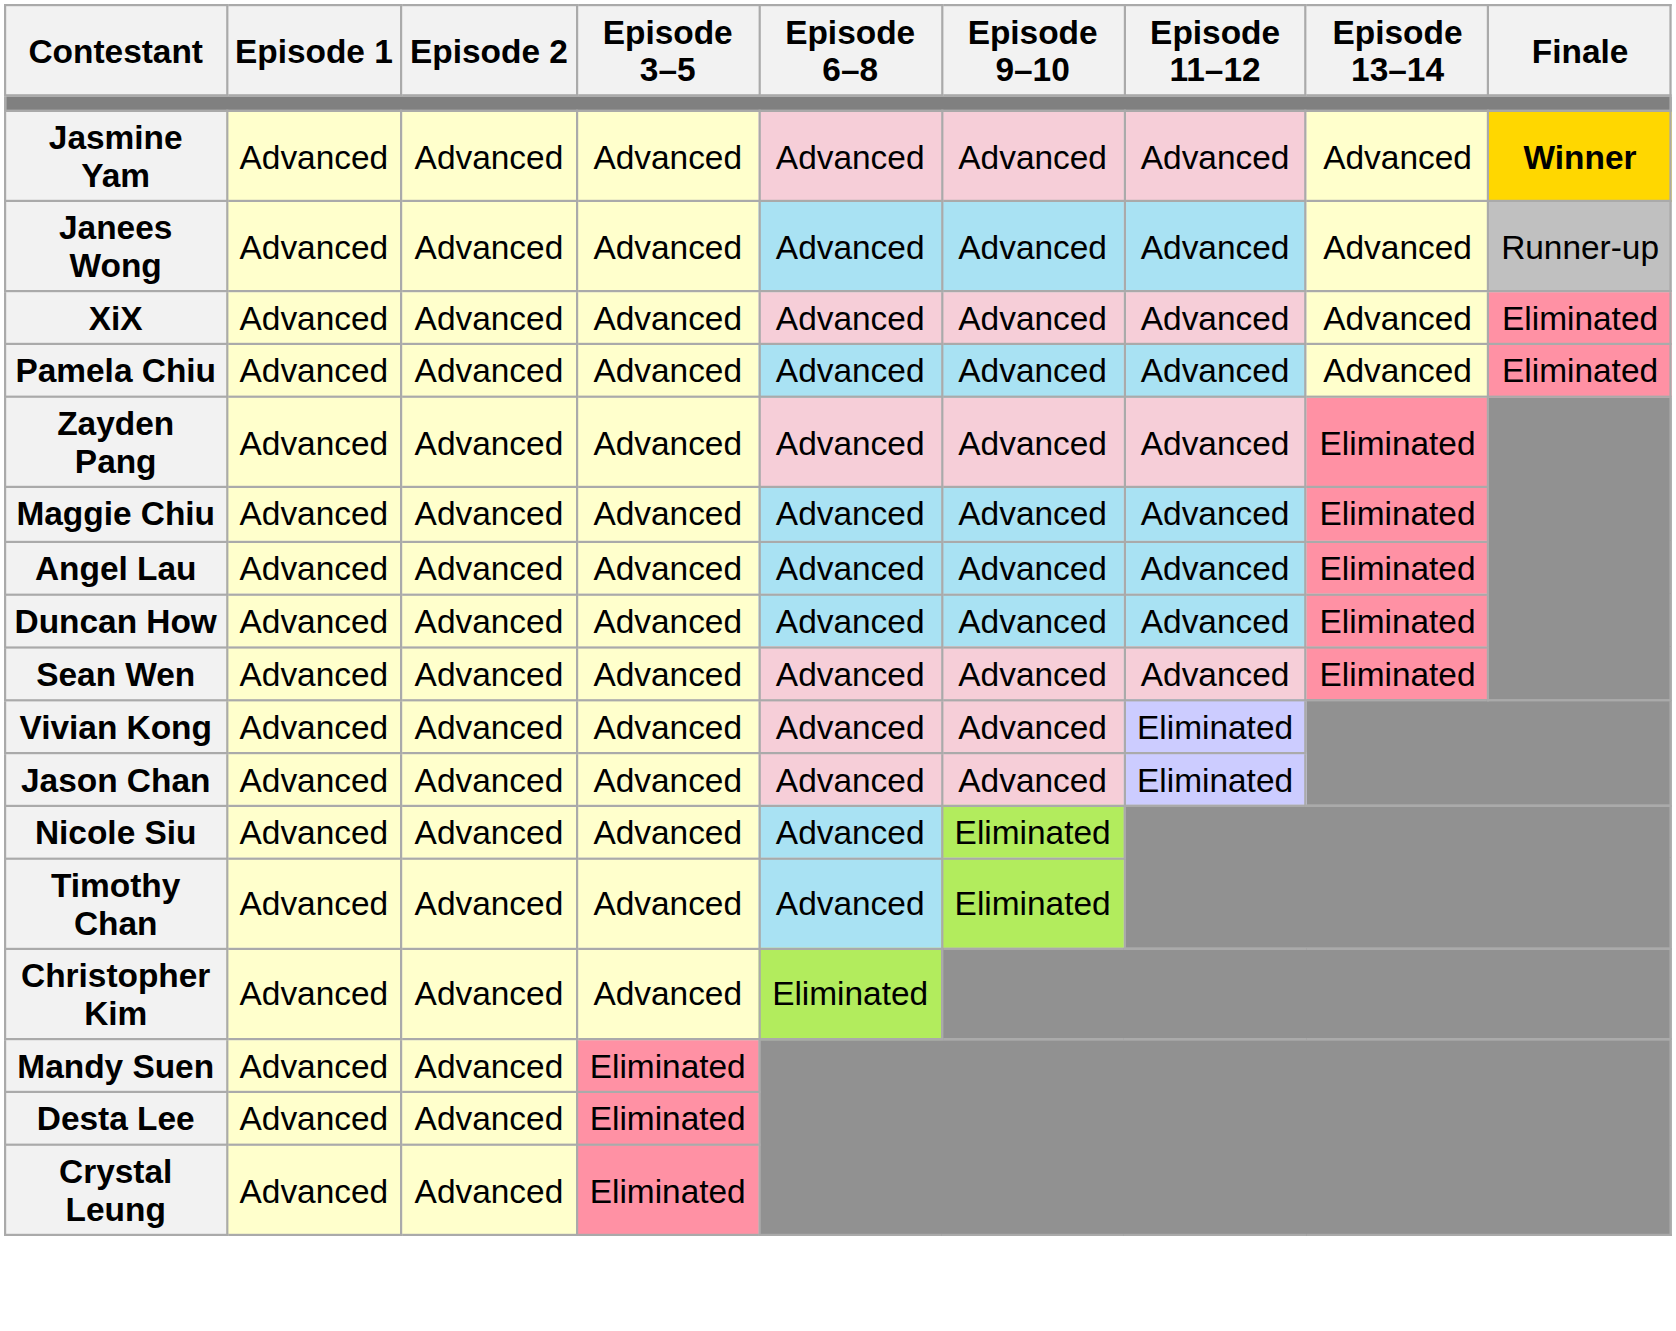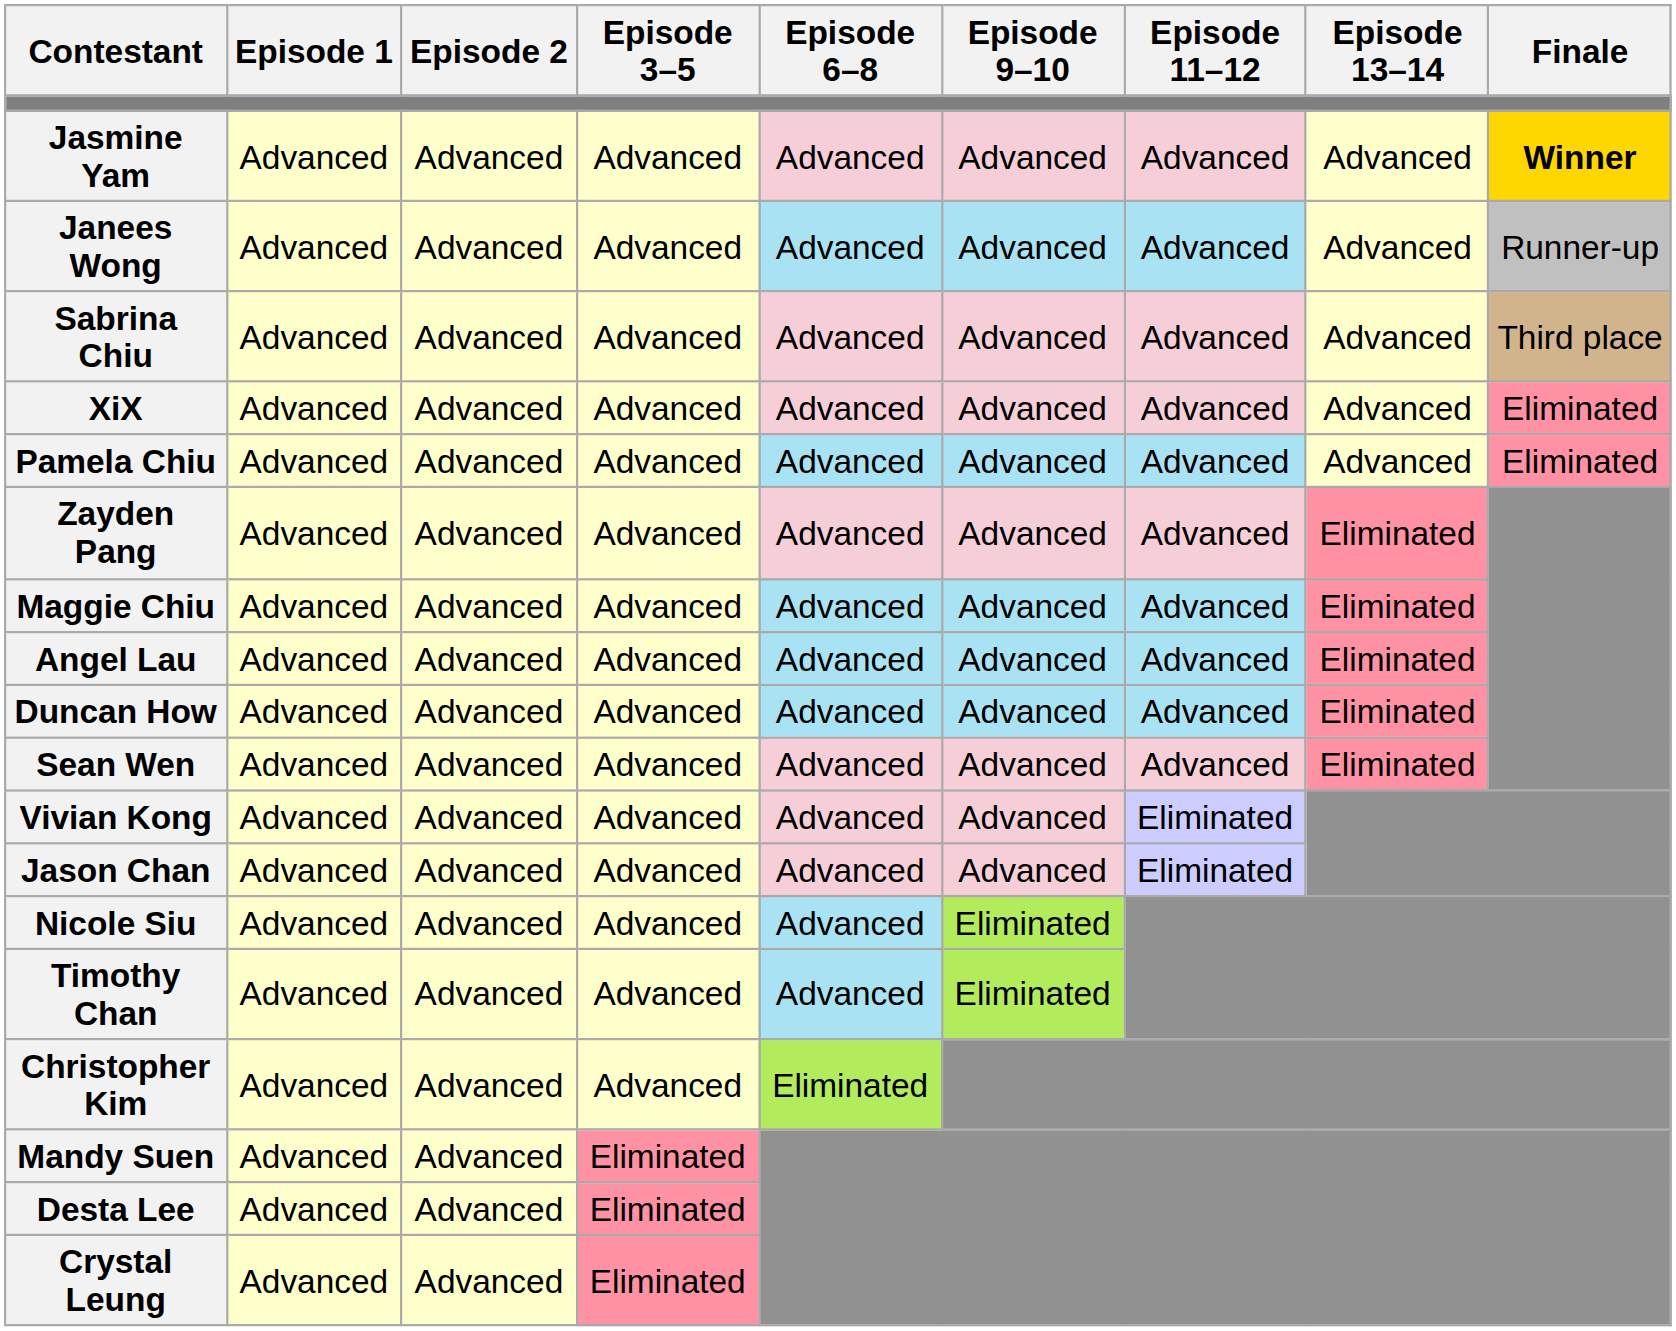+ row: (116, 337)
